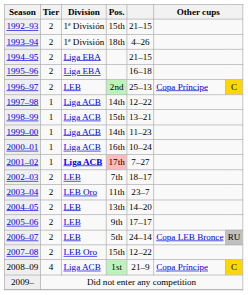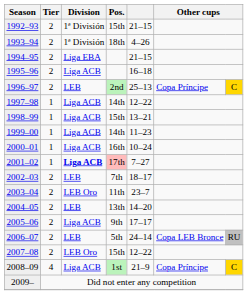(82, 71) Liga EBA -> (82, 71) Liga ACB
(72, 222) LEB -> (82, 222) Liga ACB
